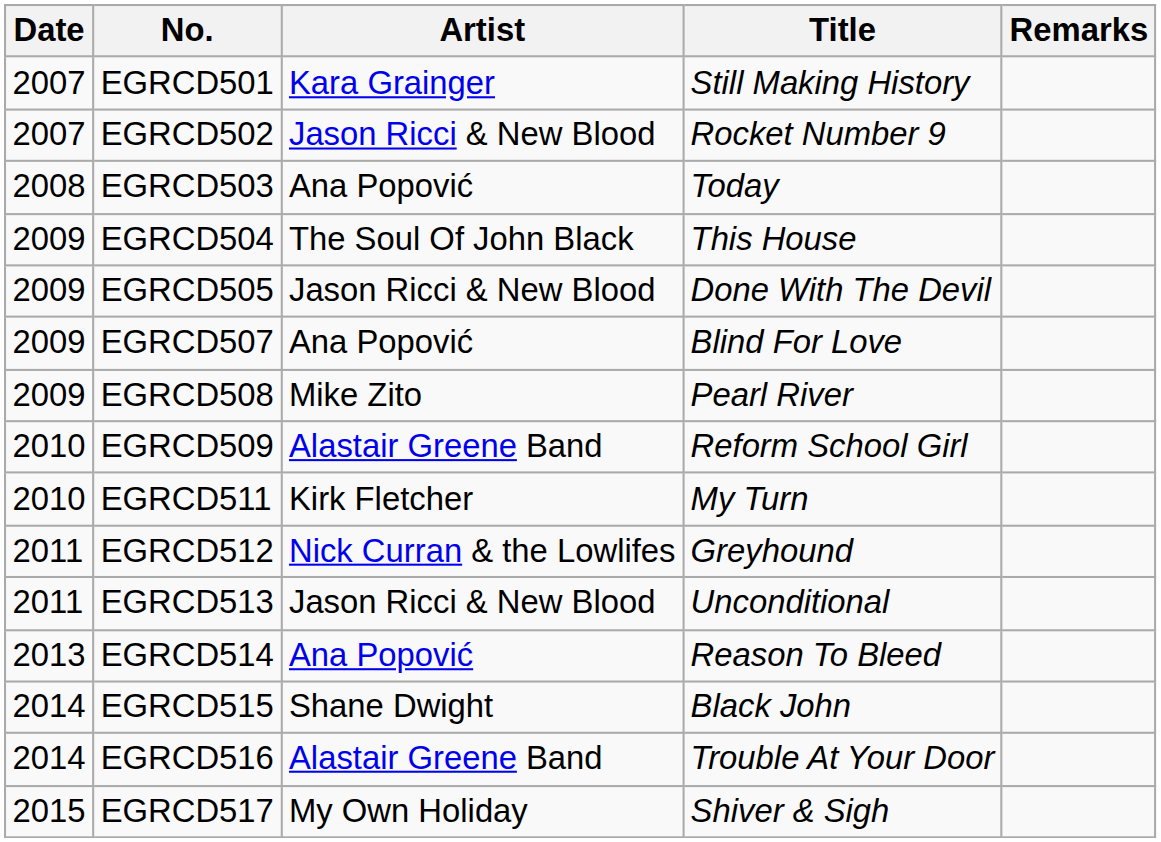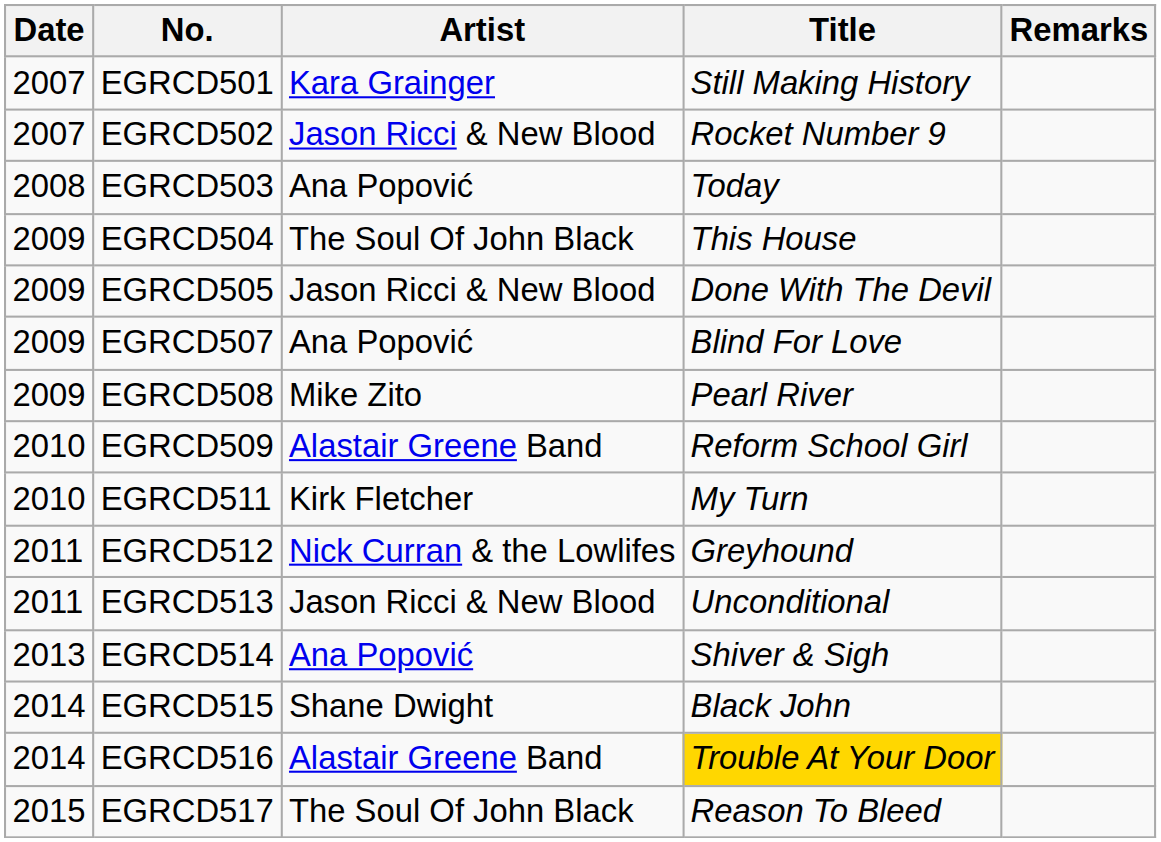(816, 654) Reason To Bleed -> (790, 654) Shiver & Sigh
(843, 758) no background -> (843, 758) gold background
(408, 810) My Own Holiday -> (461, 810) The Soul Of John Black
(790, 810) Shiver & Sigh -> (816, 810) Reason To Bleed
